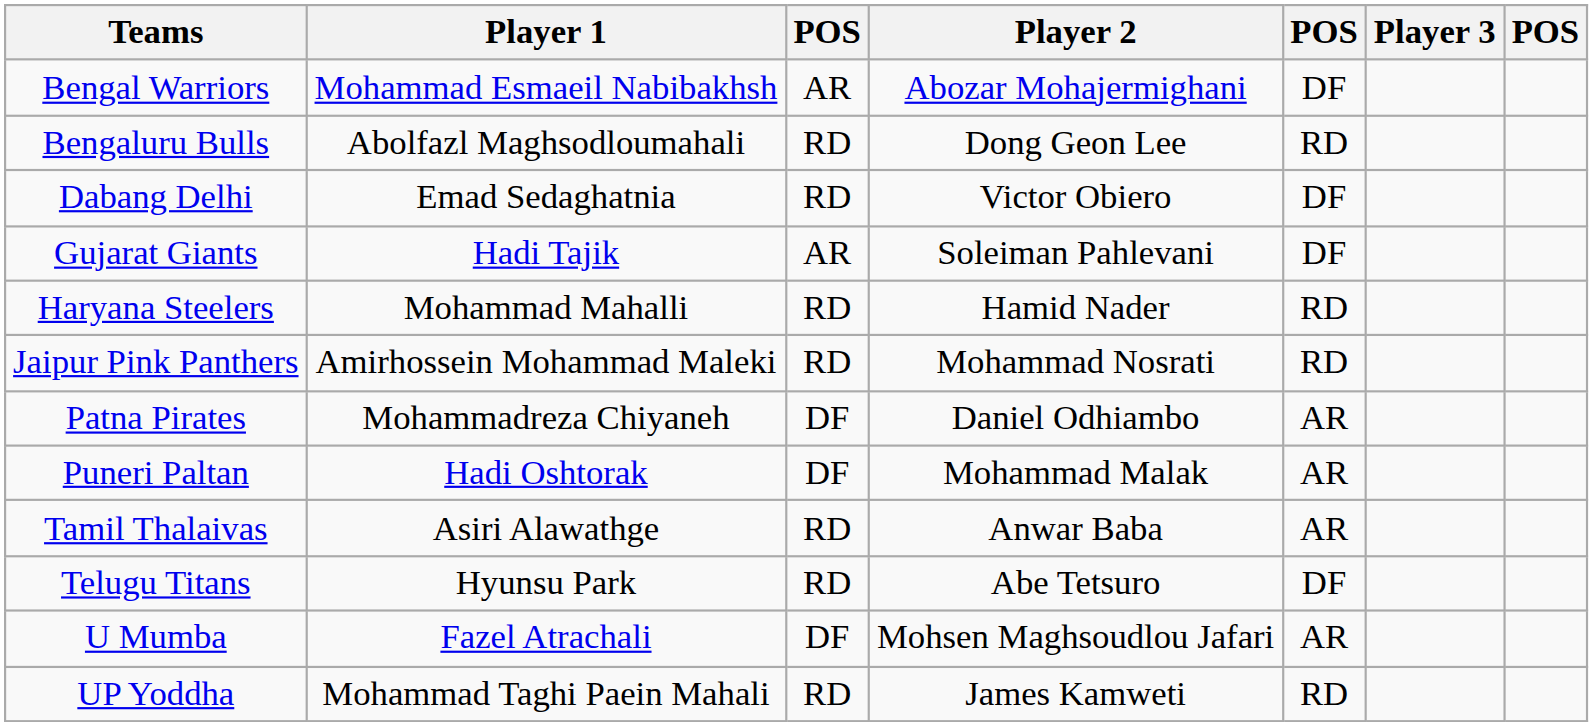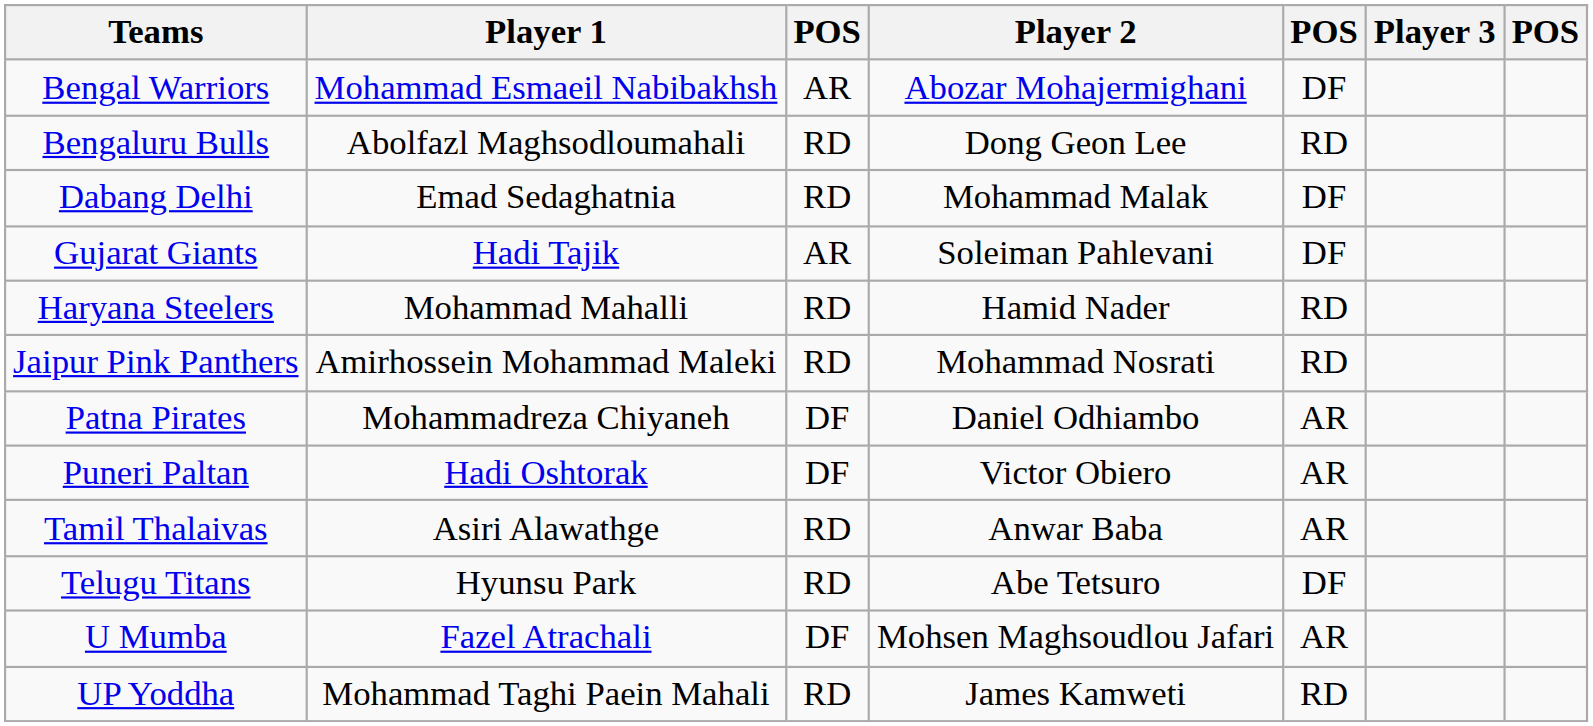(1076, 197) Victor Obiero -> (1076, 197) Mohammad Malak
(1076, 472) Mohammad Malak -> (1076, 472) Victor Obiero
